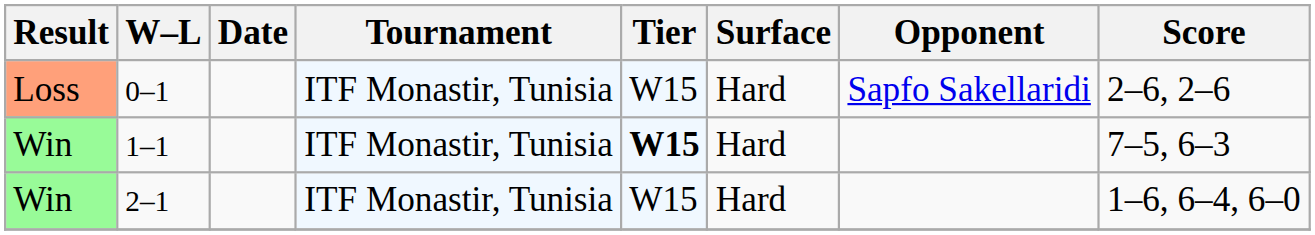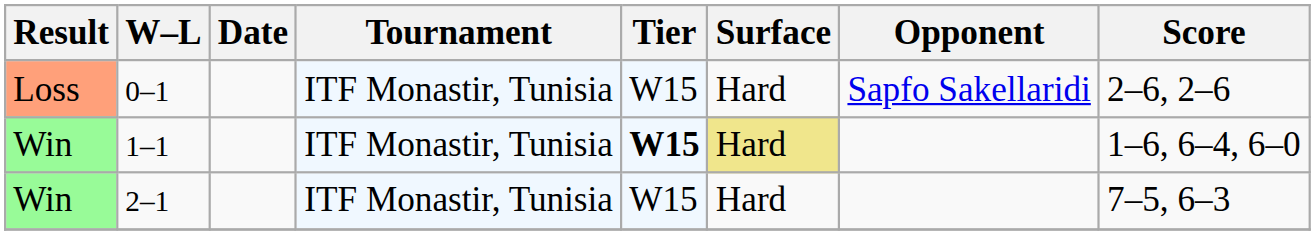(751, 144) no background -> (751, 144) khaki background
(1169, 144) 7–5, 6–3 -> (1204, 144) 1–6, 6–4, 6–0
(1204, 199) 1–6, 6–4, 6–0 -> (1169, 199) 7–5, 6–3
